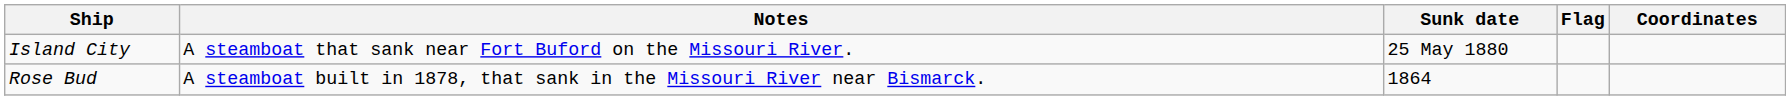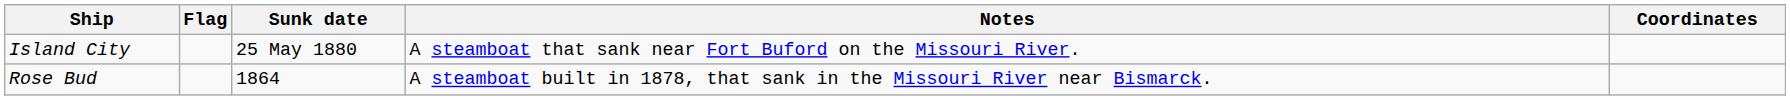columns swapped: (1583, 20) <-> (781, 20)
